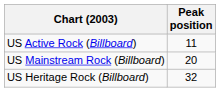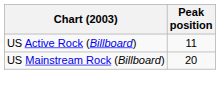- row: (78, 78)
